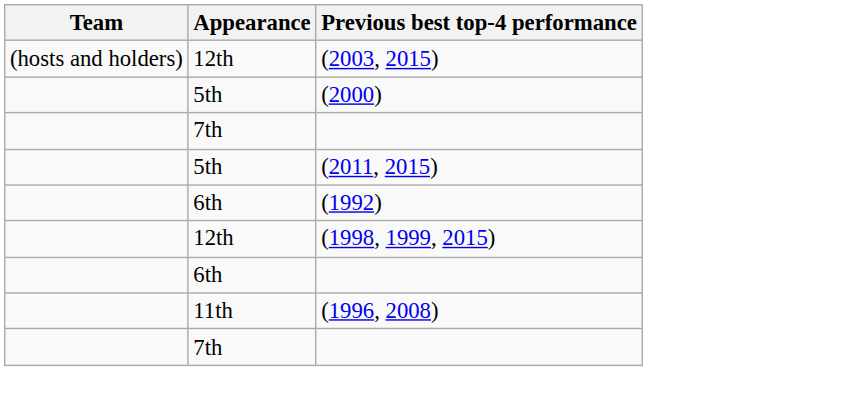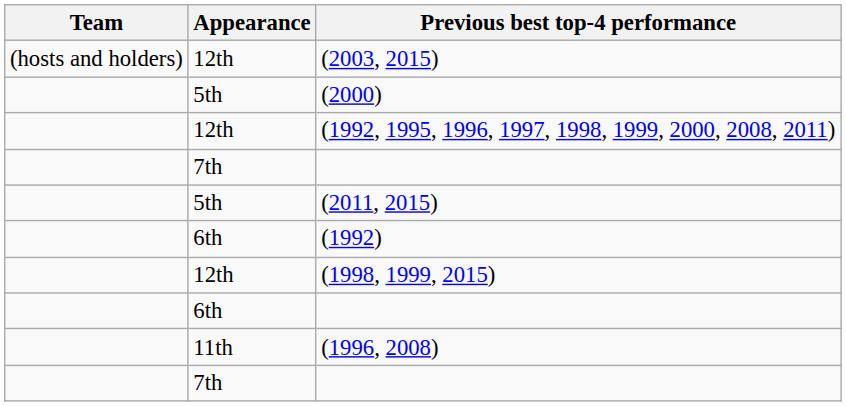+ row: (214, 130)
